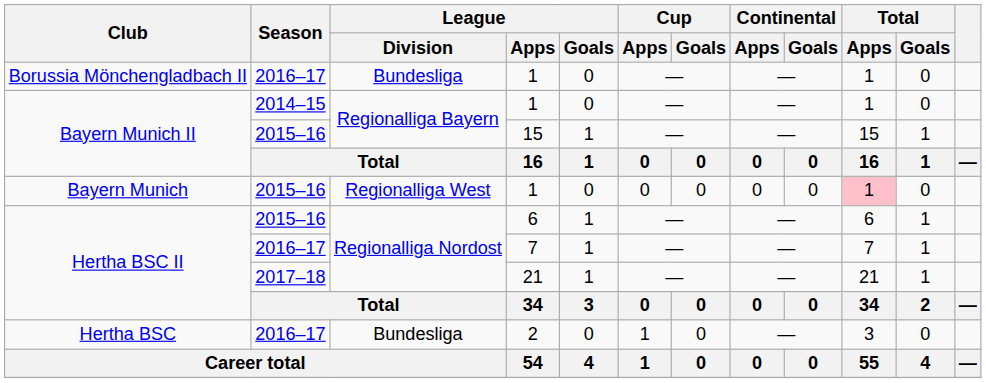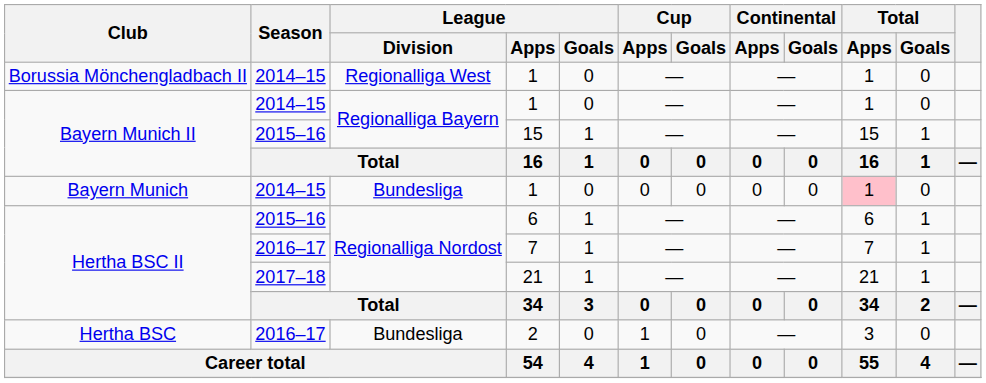(290, 76) 2016–17 -> (290, 76) 2014–15
(418, 76) Bundesliga -> (418, 76) Regionalliga West
(290, 190) 2015–16 -> (290, 190) 2014–15
(418, 190) Regionalliga West -> (418, 190) Bundesliga
